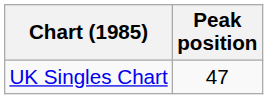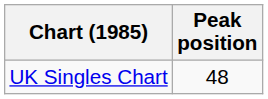(217, 76) 47 -> (217, 76) 48
